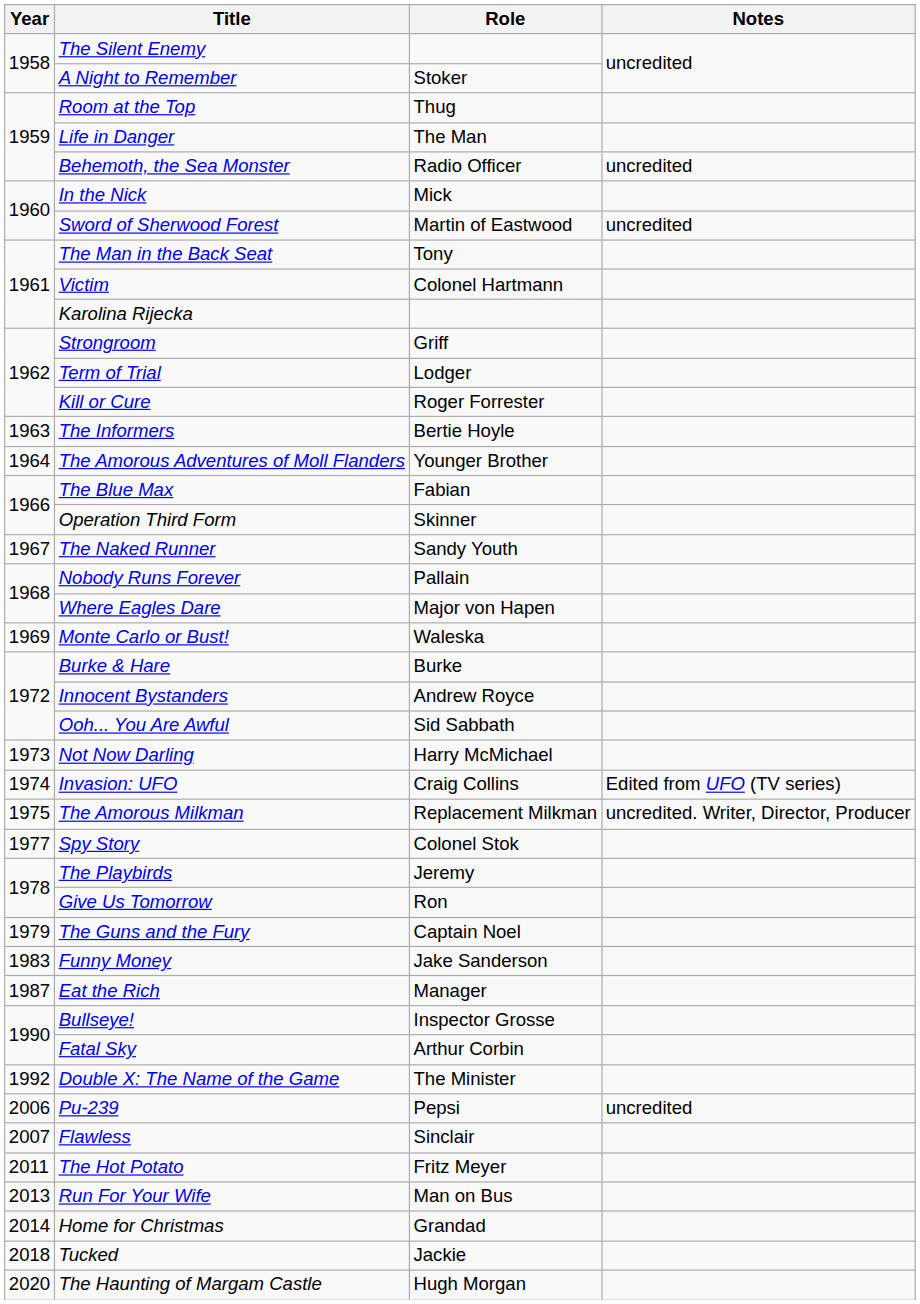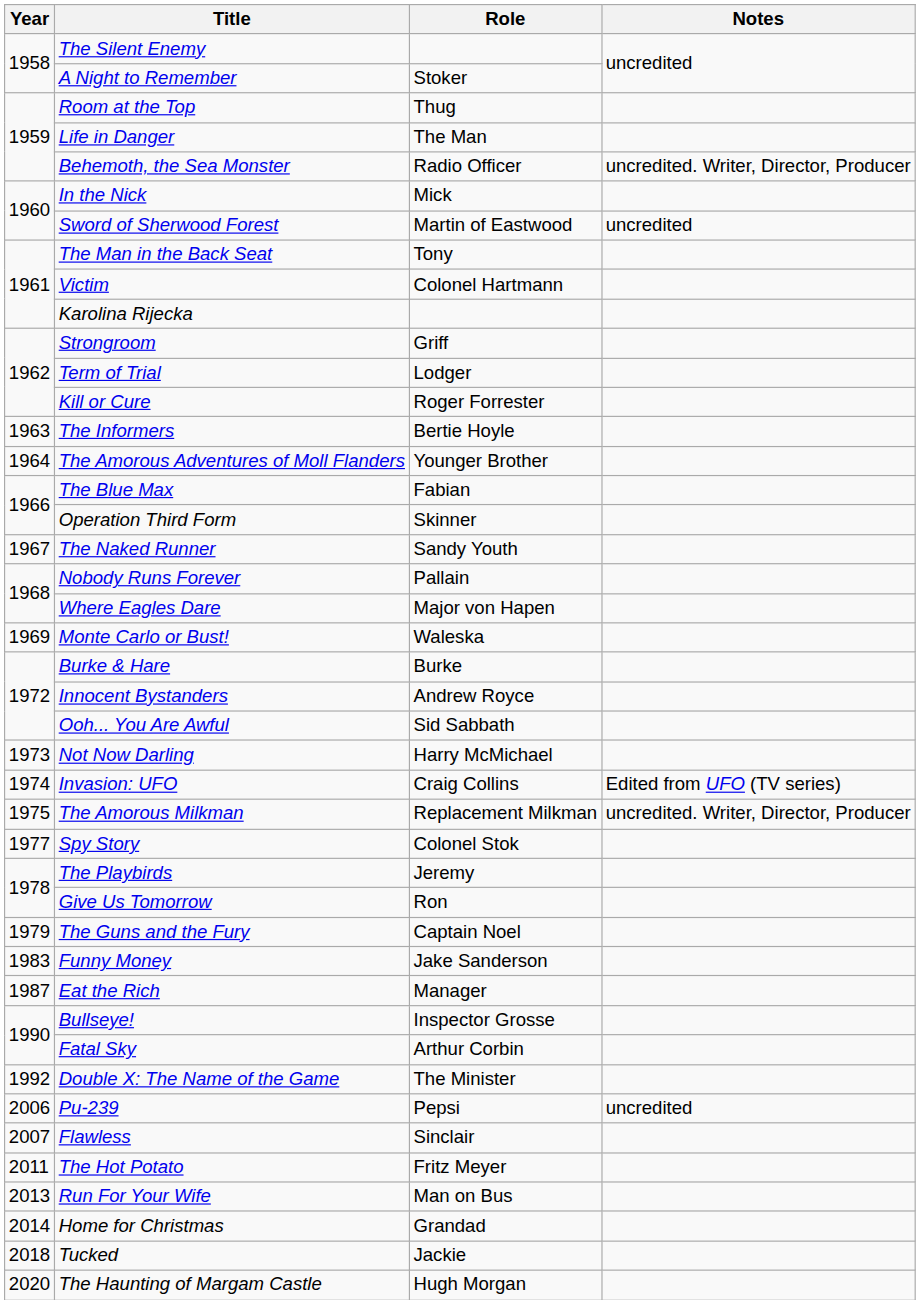(649, 166) uncredited -> (758, 166) uncredited. Writer, Director, Producer
